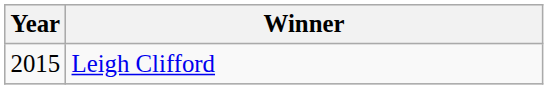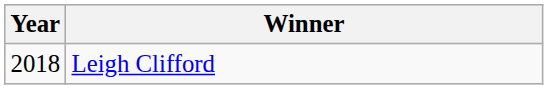(35, 63) 2015 -> (35, 63) 2018
